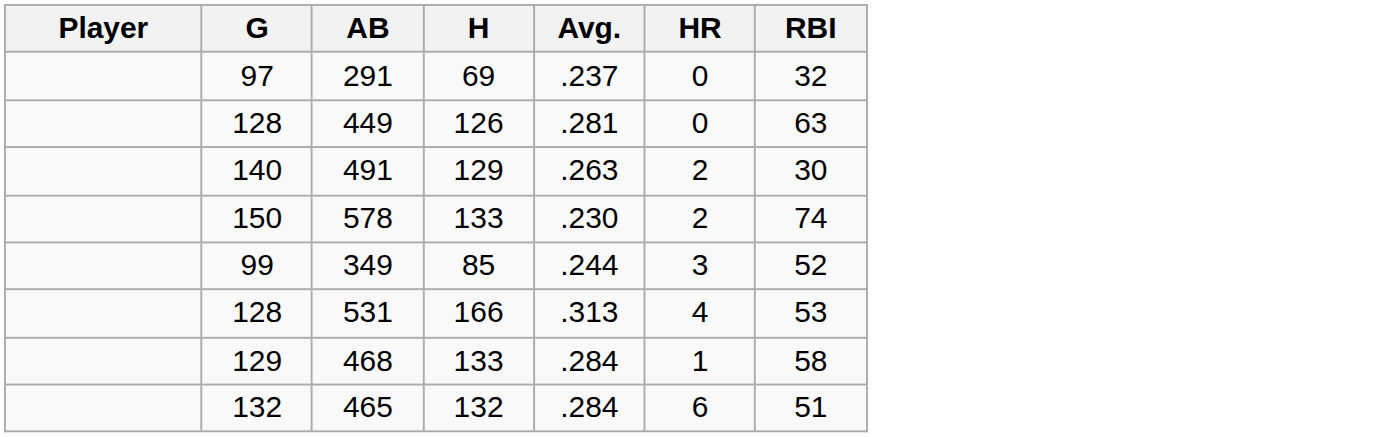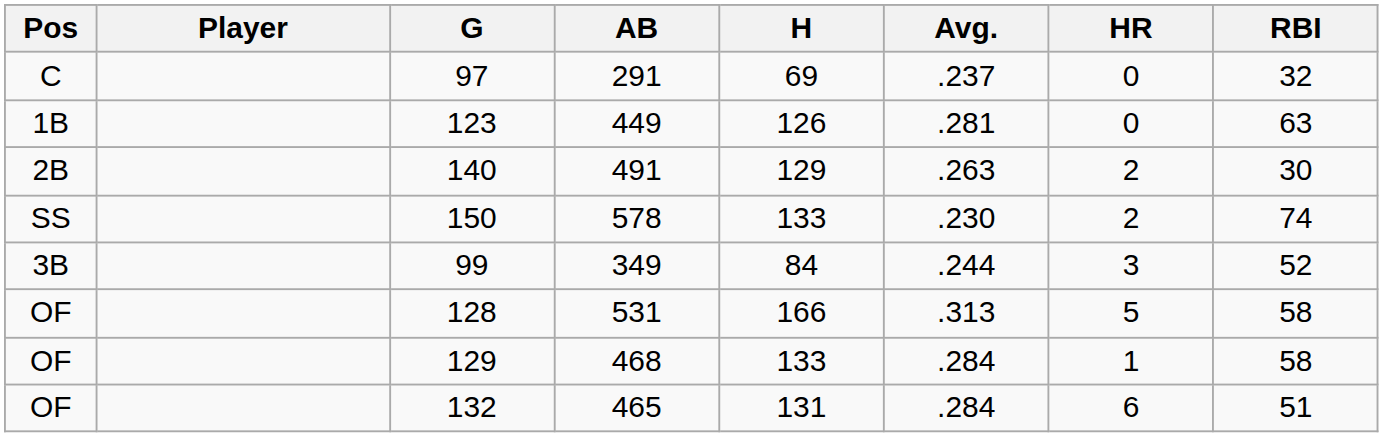+ column: (51, 28)
(257, 123) 128 -> (472, 123) 123
(479, 265) 85 -> (801, 265) 84
(700, 312) 4 -> (1131, 312) 5
(811, 312) 53 -> (1296, 312) 58
(479, 407) 132 -> (801, 407) 131
